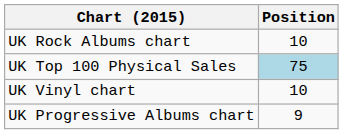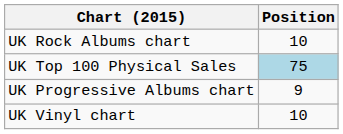rows swapped: (72, 91) <-> (131, 116)
